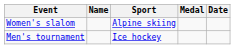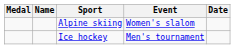columns swapped: (192, 11) <-> (46, 11)
